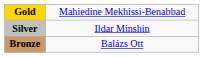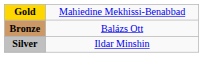rows swapped: (25, 28) <-> (25, 44)
